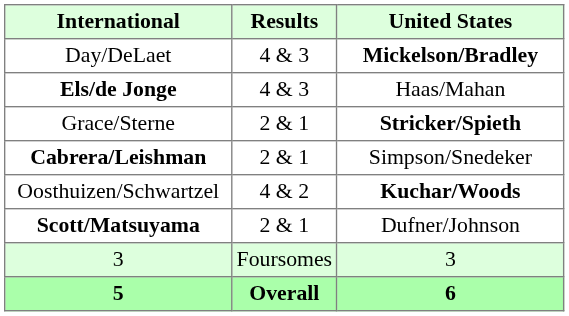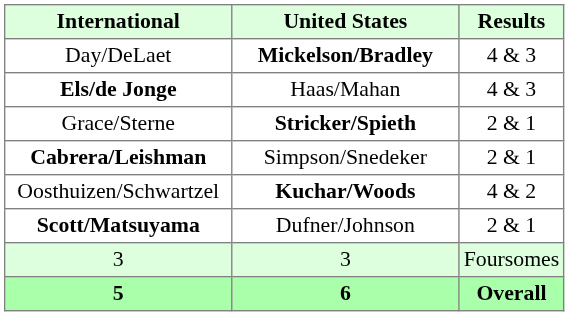columns swapped: (284, 21) <-> (450, 21)
